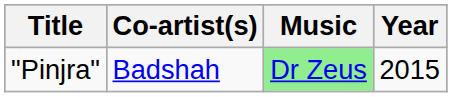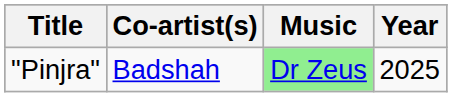(410, 69) 2015 -> (410, 69) 2025
